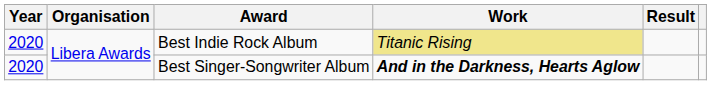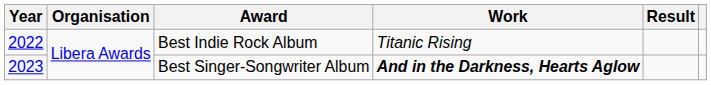(26, 42) 2020 -> (26, 42) 2022
(424, 42) khaki background -> (424, 42) no background
(26, 67) 2020 -> (26, 67) 2023
